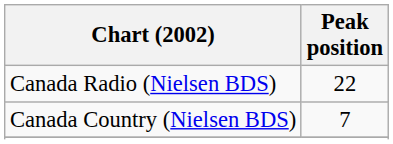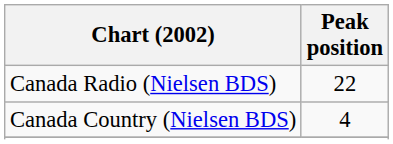(345, 119) 7 -> (345, 119) 4
